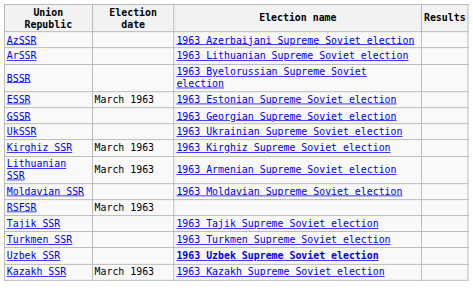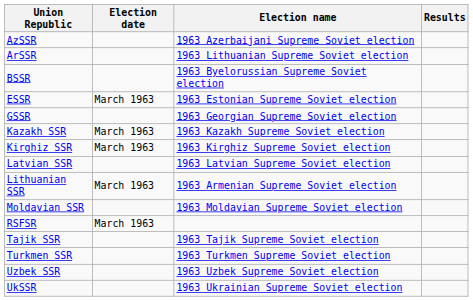rows swapped: (36, 272) <-> (22, 132)
+ row: (39, 164)
(278, 256) bold -> (278, 272) normal
